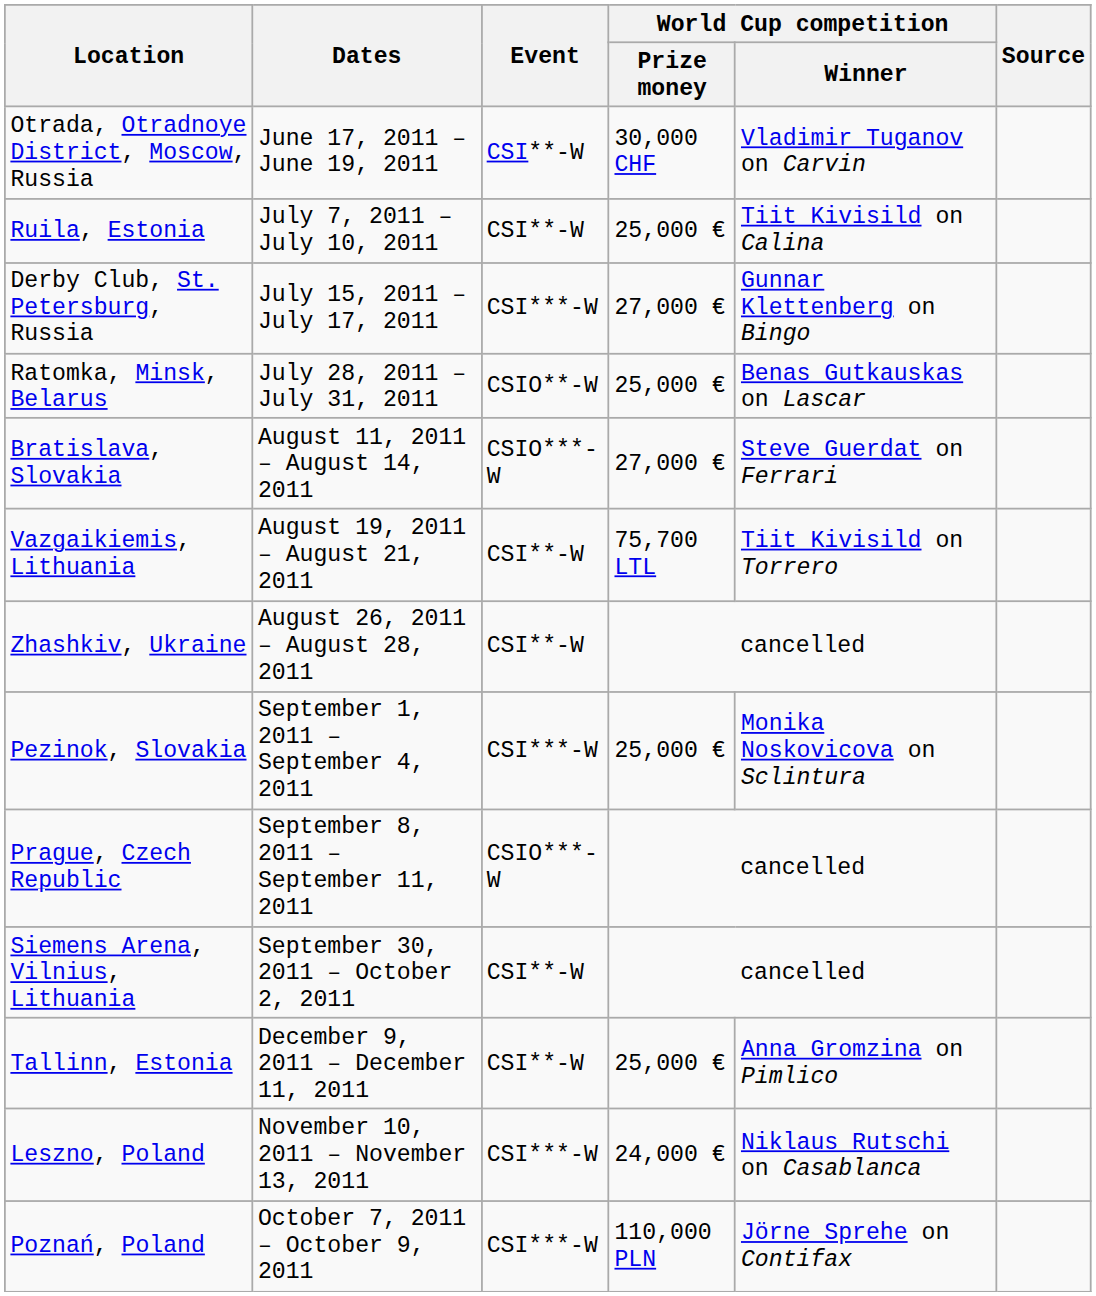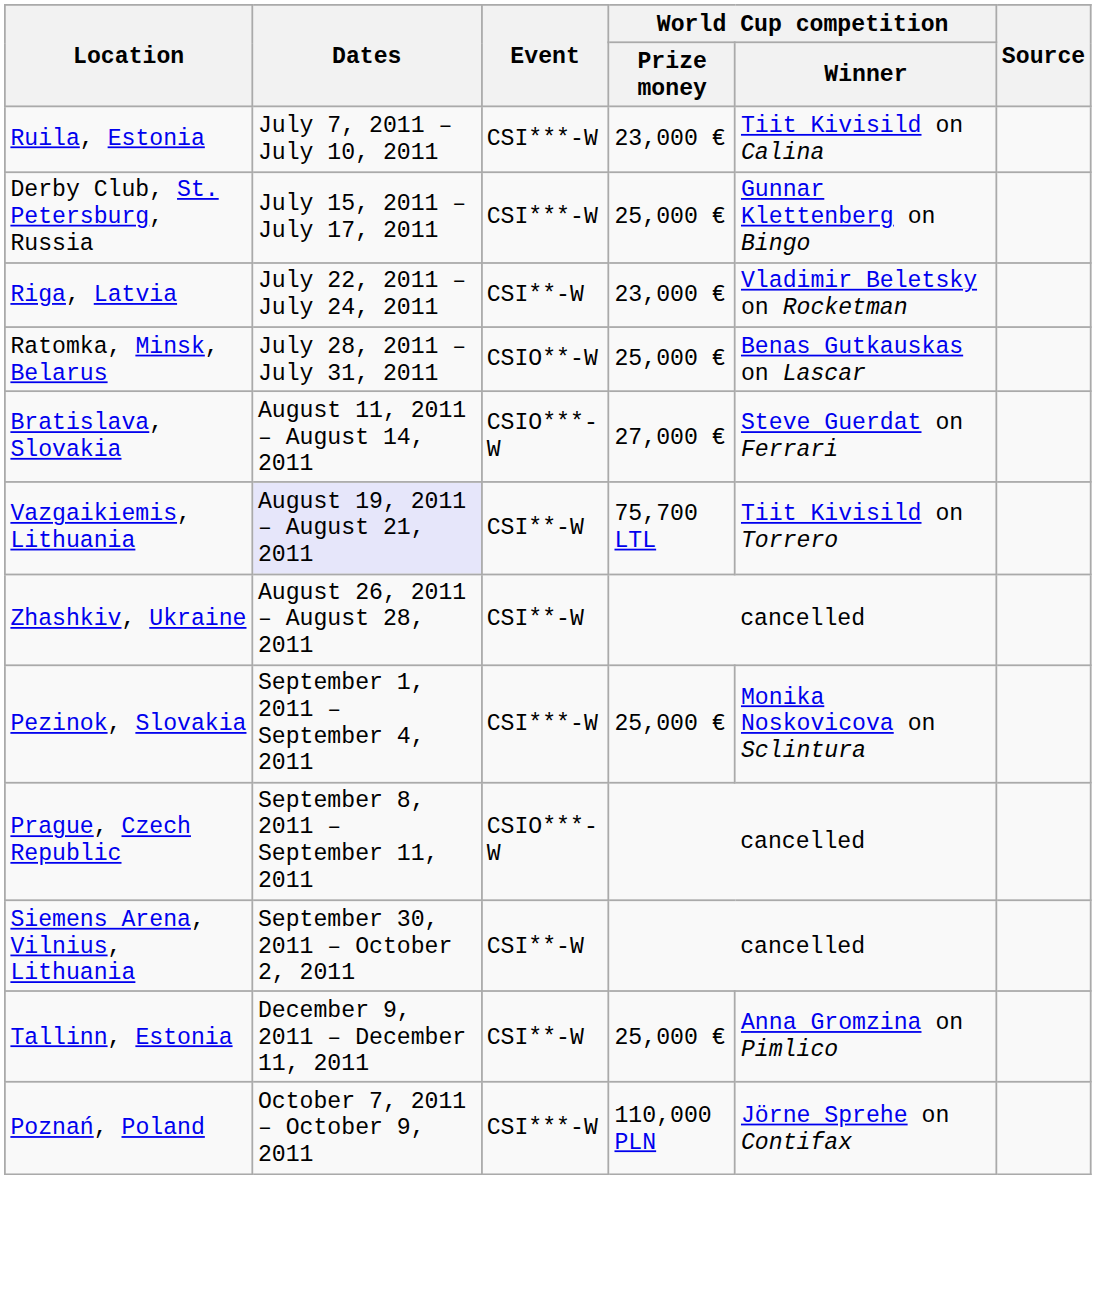- row: (128, 153)
(535, 230) CSI**-W -> (542, 139) CSI***-W
(670, 230) 25,000 € -> (670, 139) 23,000 €
(670, 308) 27,000 € -> (670, 217) 25,000 €
+ row: (94, 295)
(362, 555) no background -> (362, 528) lavender background
- row: (108, 1155)
